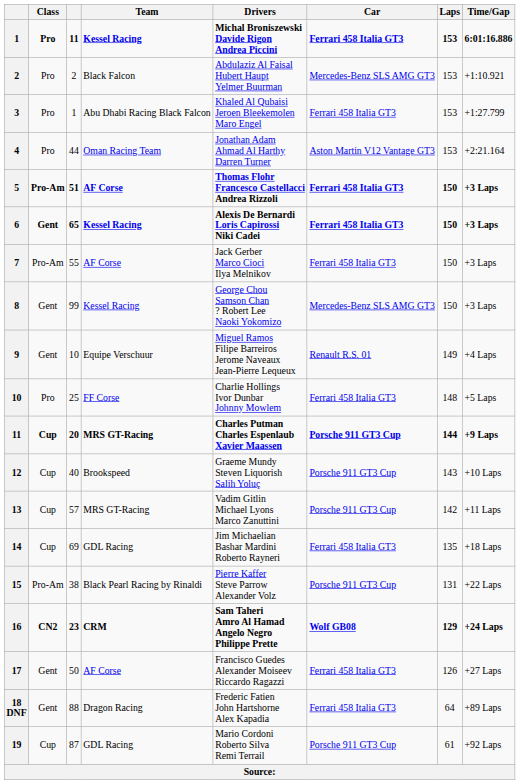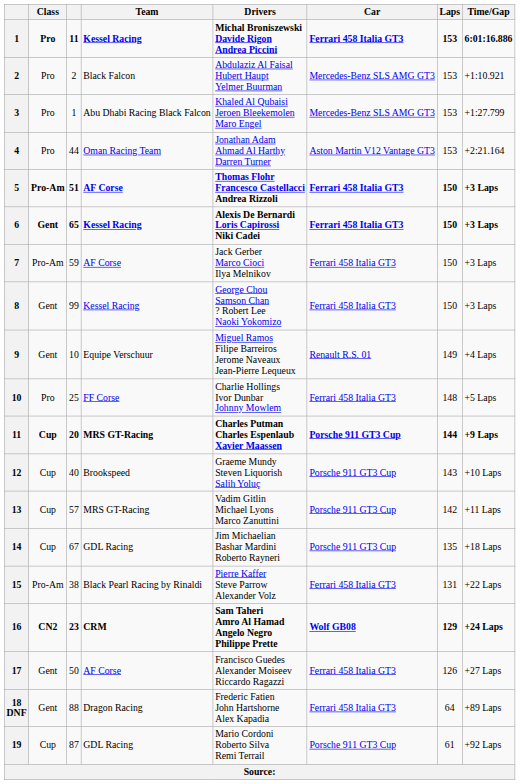(353, 113) Ferrari 458 Italia GT3 -> (372, 113) Mercedes-Benz SLS AMG GT3
(74, 263) 55 -> (74, 263) 59
(372, 306) Mercedes-Benz SLS AMG GT3 -> (353, 306) Ferrari 458 Italia GT3
(74, 547) 69 -> (74, 547) 67
(353, 547) Ferrari 458 Italia GT3 -> (353, 547) Porsche 911 GT3 Cup
(353, 584) Porsche 911 GT3 Cup -> (353, 584) Ferrari 458 Italia GT3
